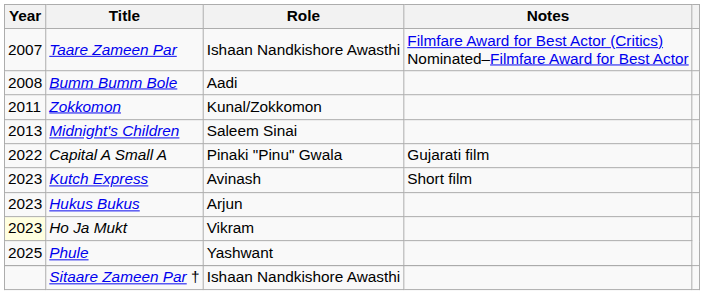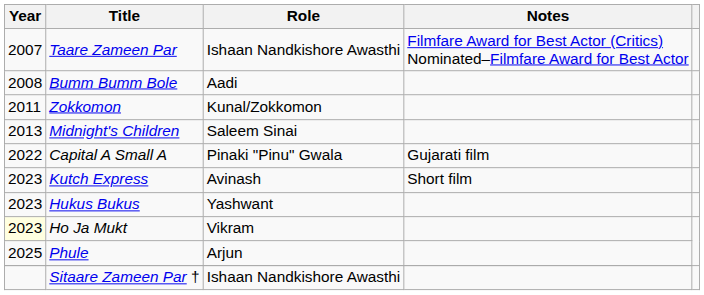(225, 204) Arjun -> (240, 204) Yashwant
(240, 253) Yashwant -> (225, 253) Arjun
